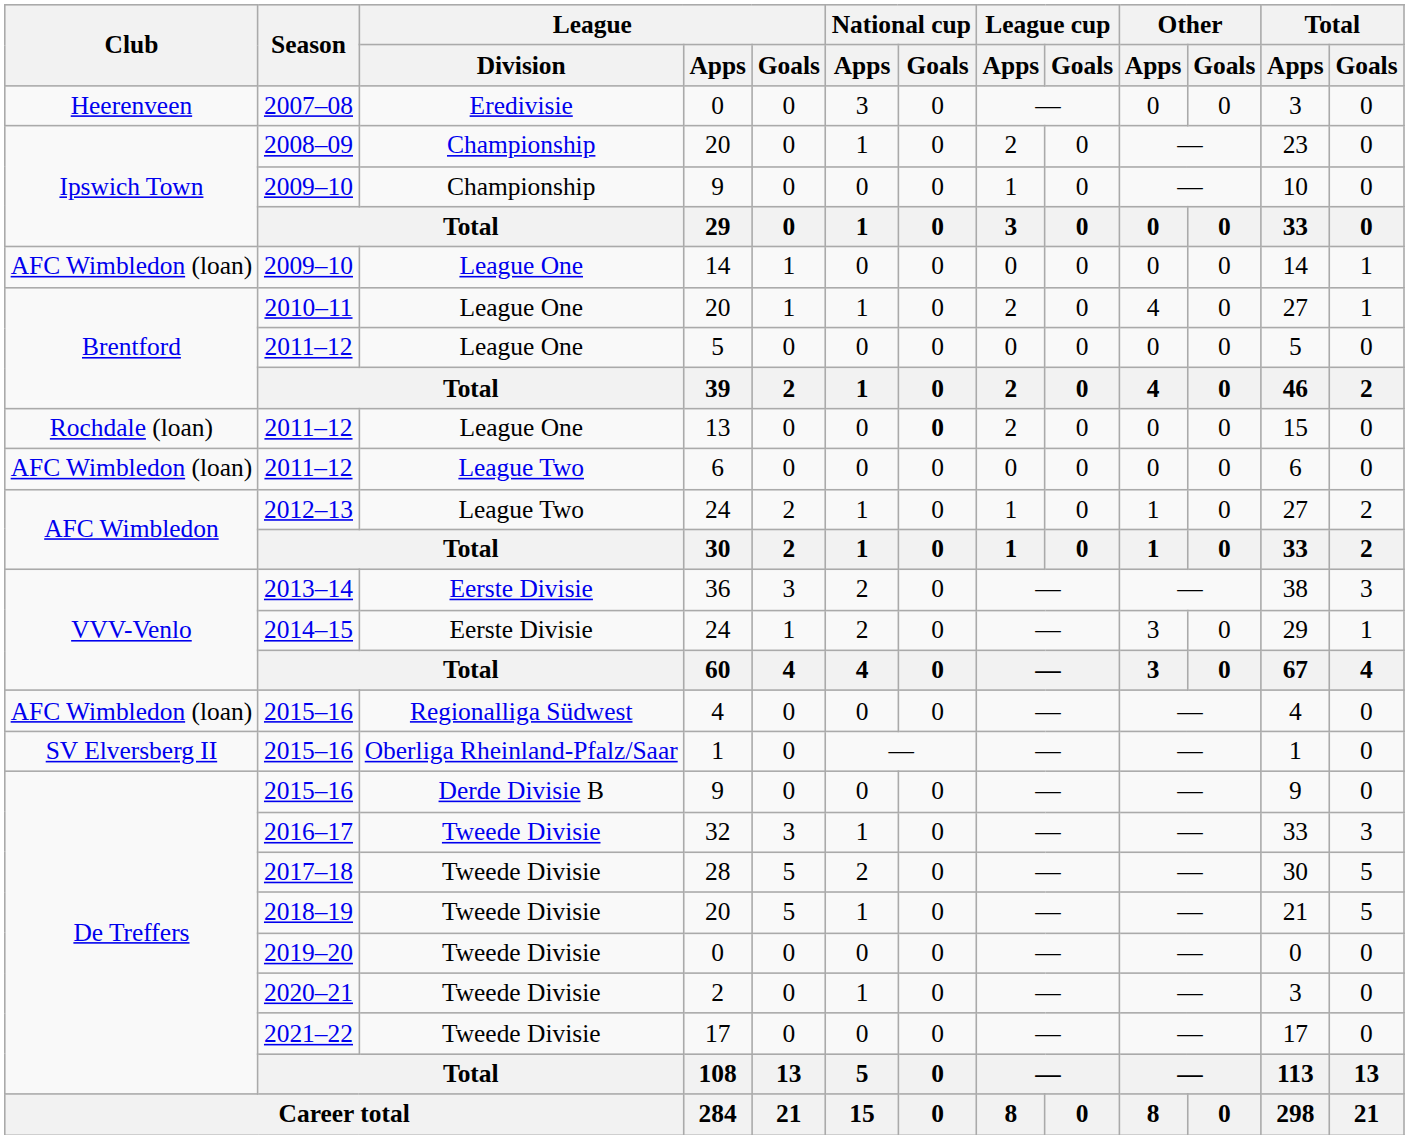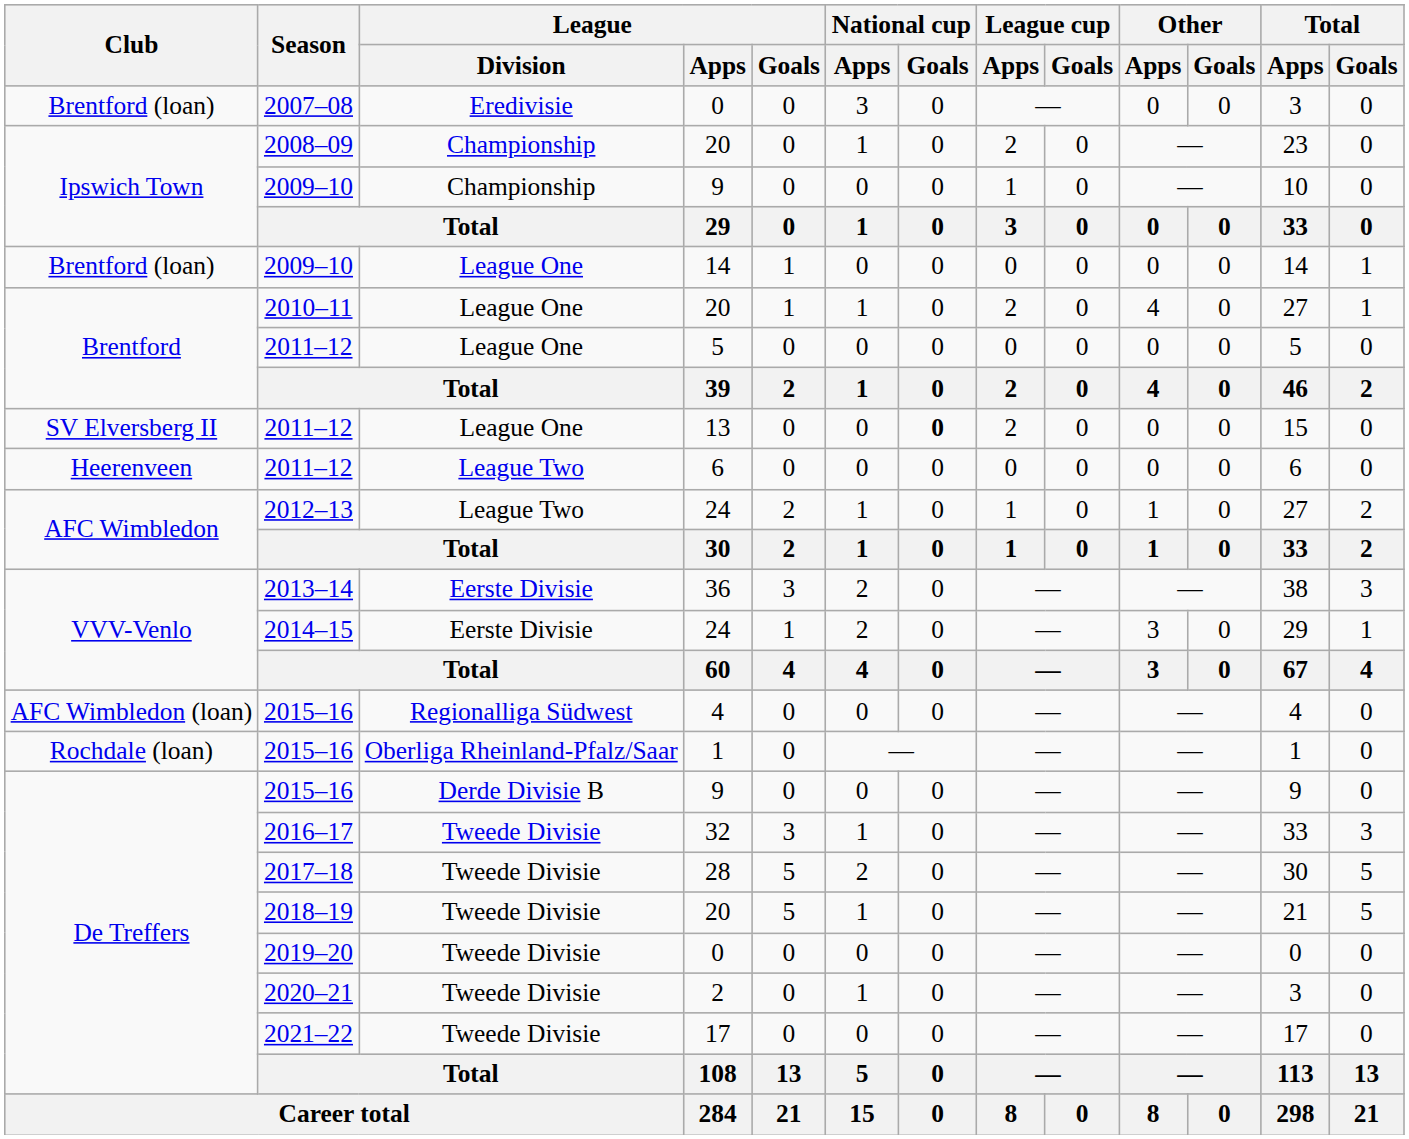(131, 105) Heerenveen -> (131, 105) Brentford (loan)
(131, 266) AFC Wimbledon (loan) -> (131, 266) Brentford (loan)
(131, 428) Rochdale (loan) -> (131, 428) SV Elversberg II
(131, 468) AFC Wimbledon (loan) -> (131, 468) Heerenveen
(131, 750) SV Elversberg II -> (131, 750) Rochdale (loan)
